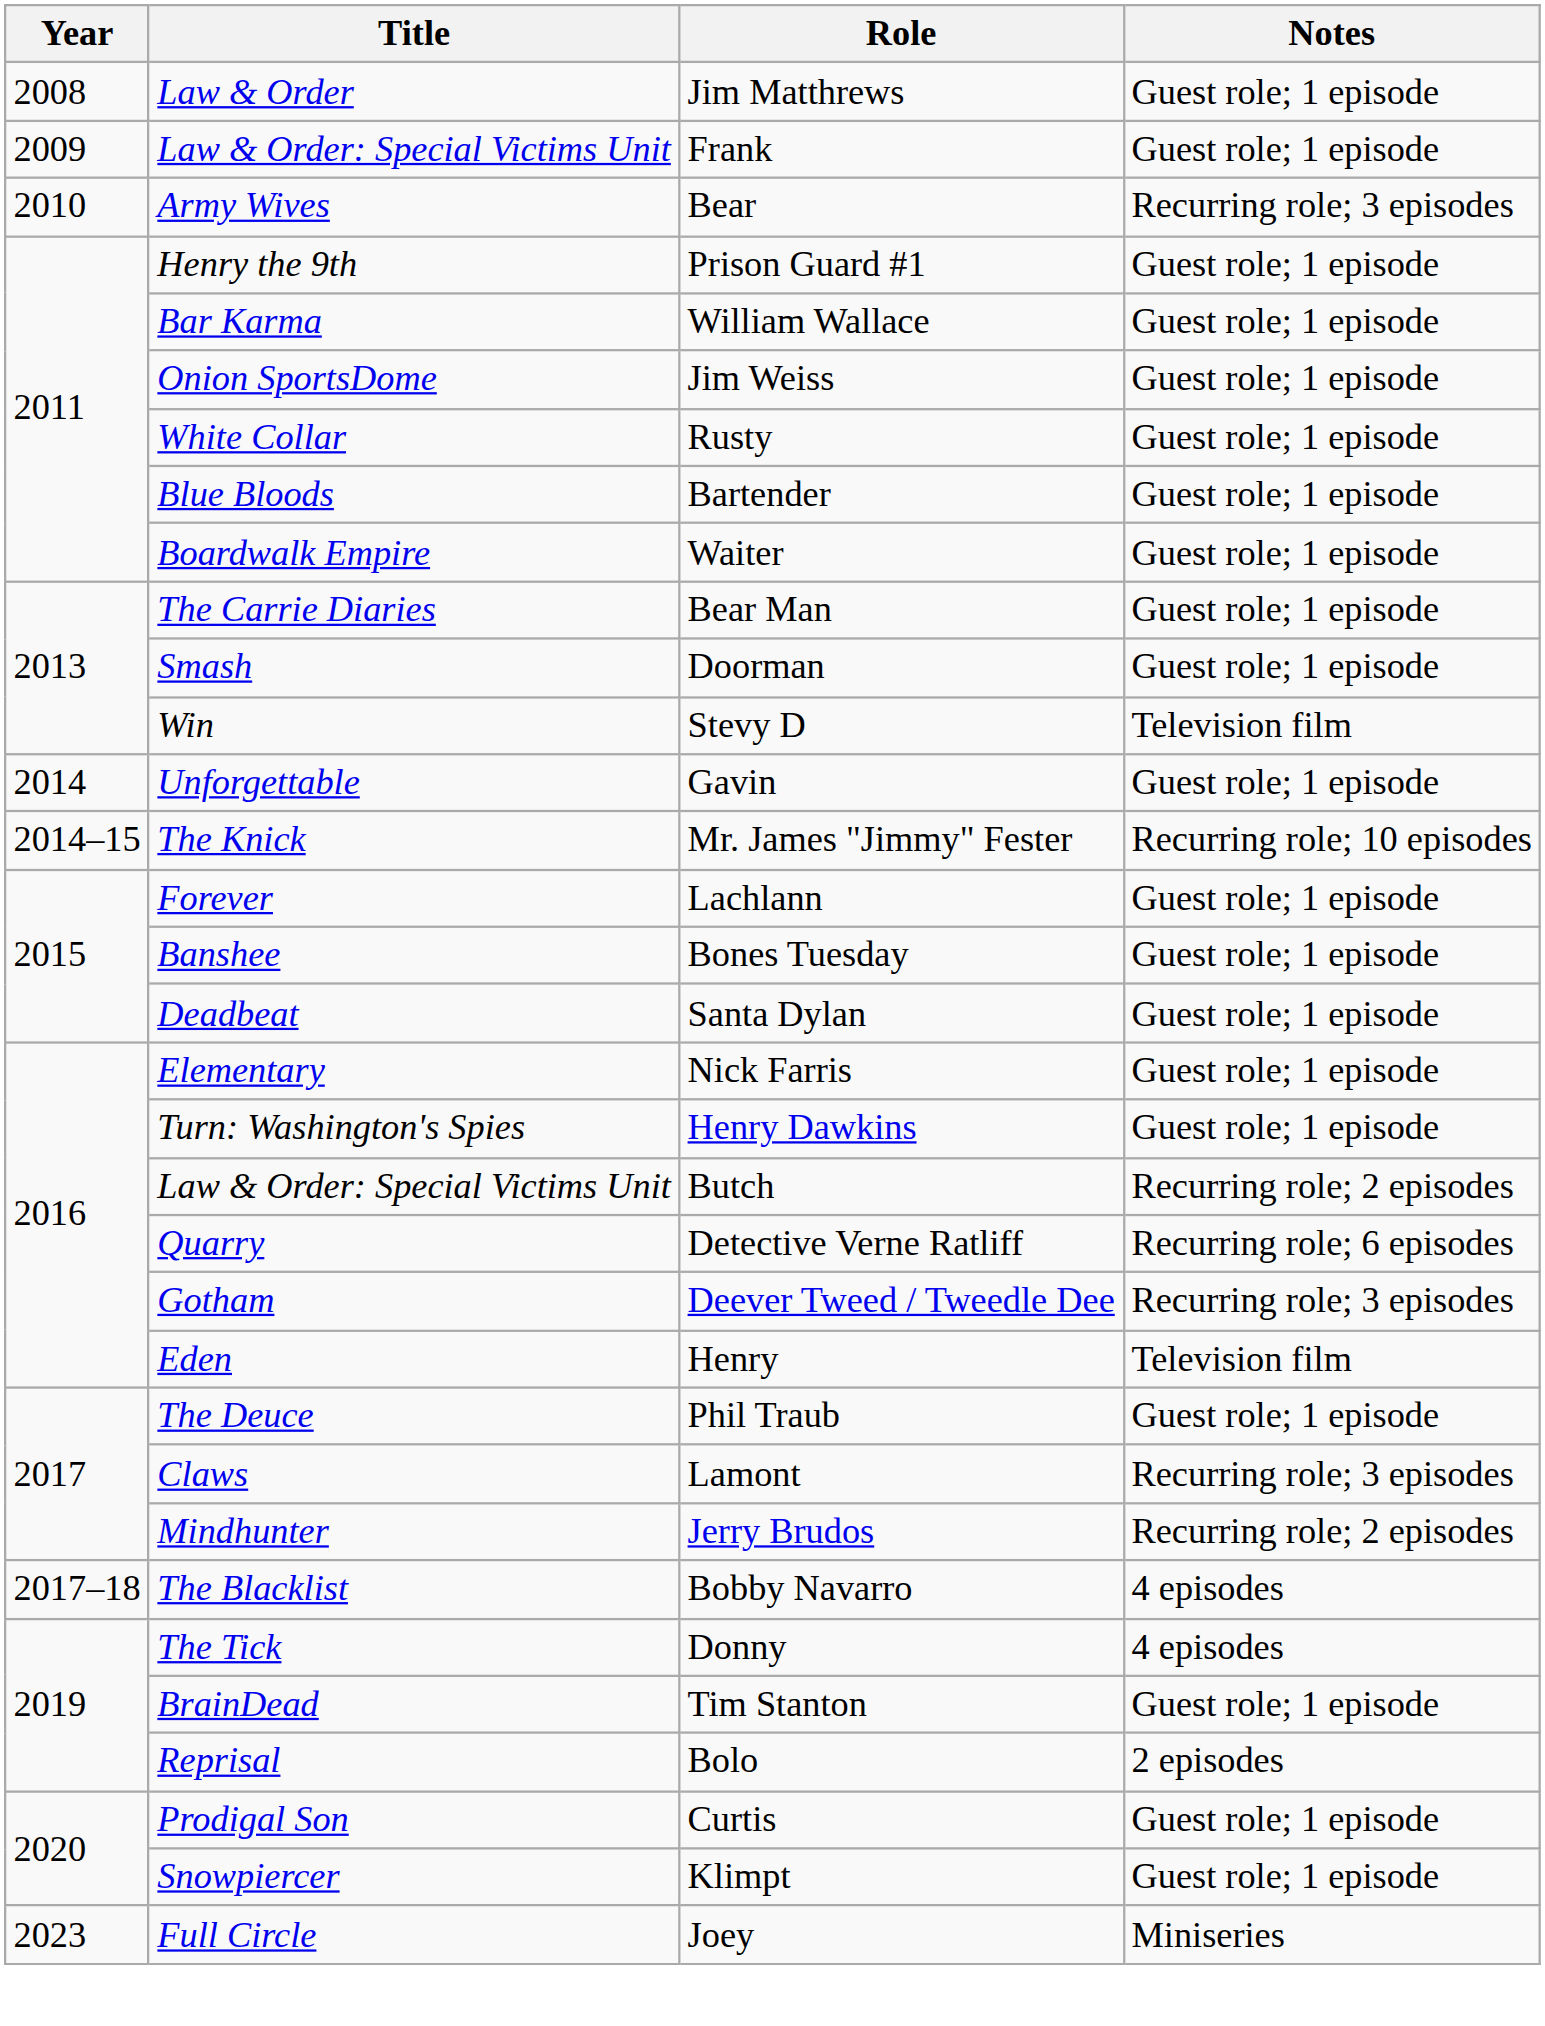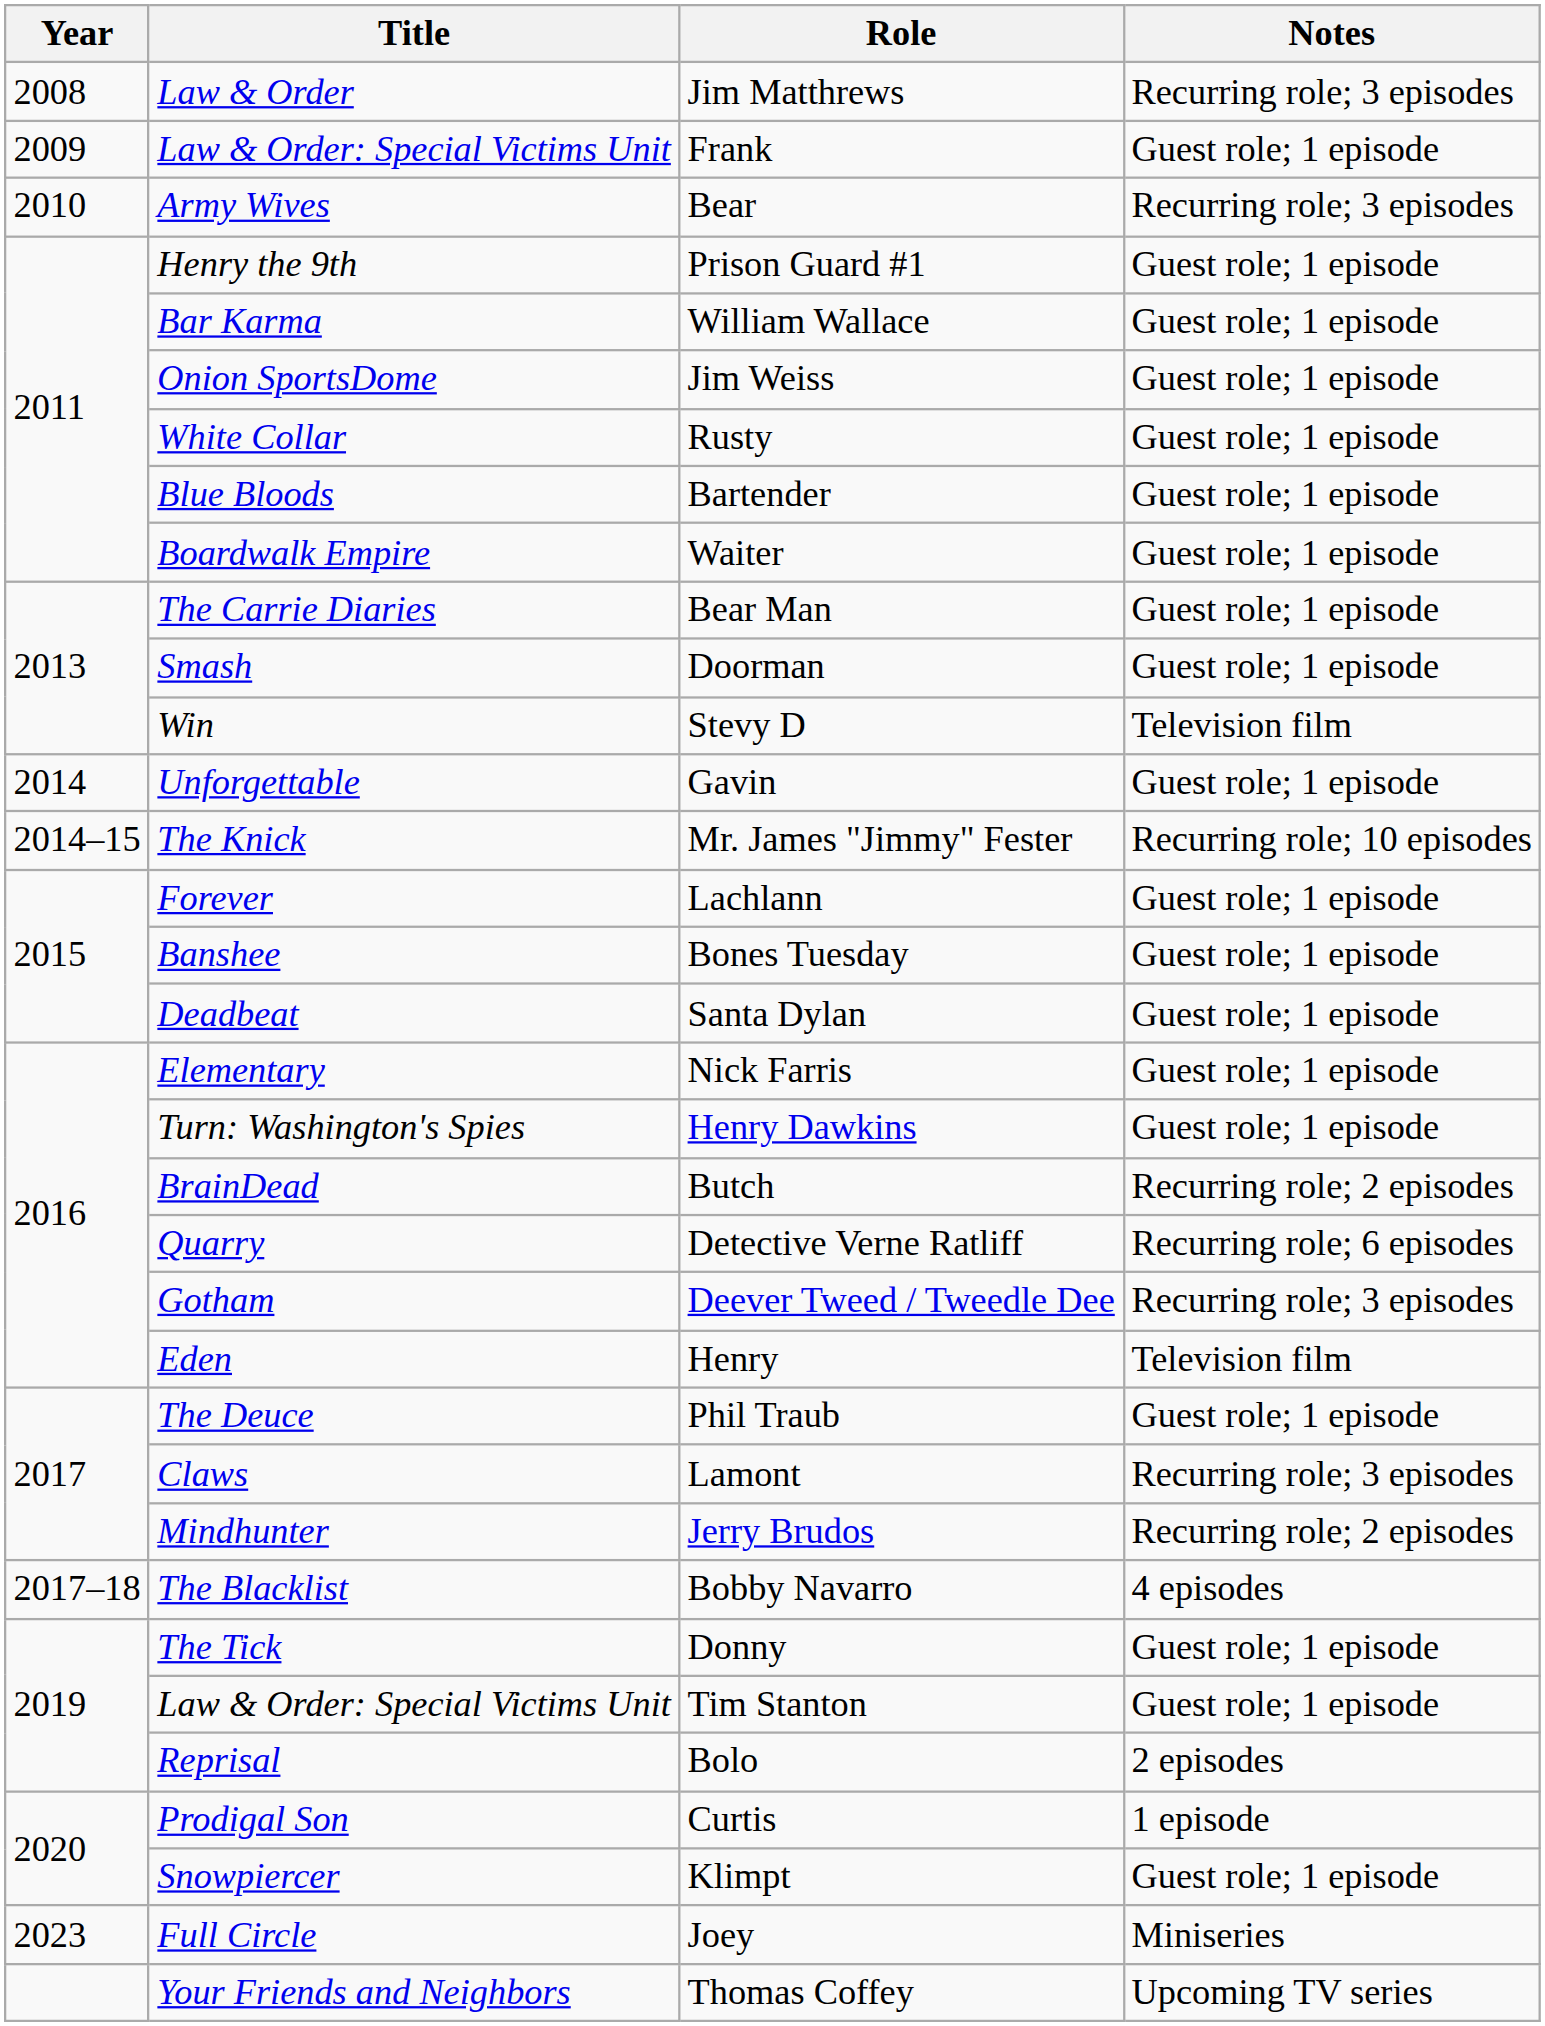(1285, 90) Guest role; 1 episode -> (1323, 90) Recurring role; 3 episodes
(414, 1185) Law & Order: Special Victims Unit -> (238, 1185) BrainDead
(1208, 1646) 4 episodes -> (1285, 1646) Guest role; 1 episode
(238, 1703) BrainDead -> (414, 1703) Law & Order: Special Victims Unit
(1285, 1818) Guest role; 1 episode -> (1201, 1818) 1 episode
+ row: (801, 1991)
